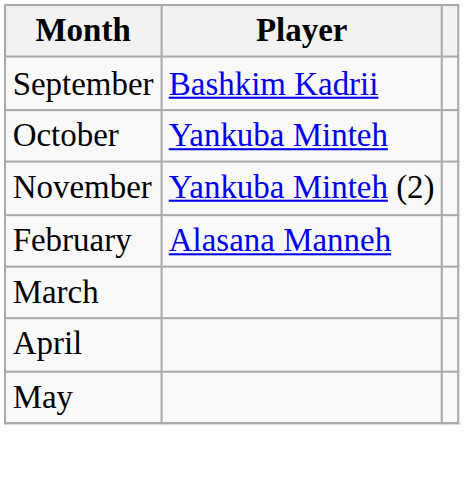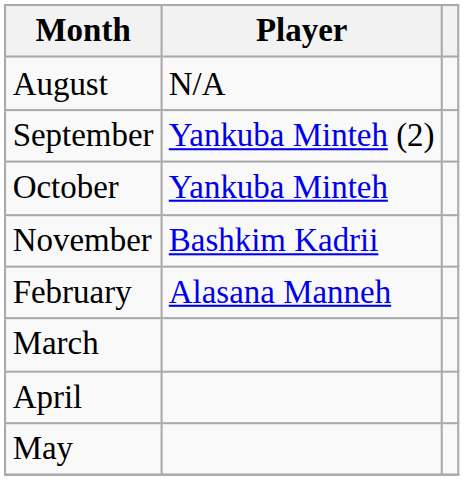+ row: (60, 82)
(274, 82) Bashkim Kadrii -> (302, 135) Yankuba Minteh (2)
(302, 187) Yankuba Minteh (2) -> (274, 239) Bashkim Kadrii
